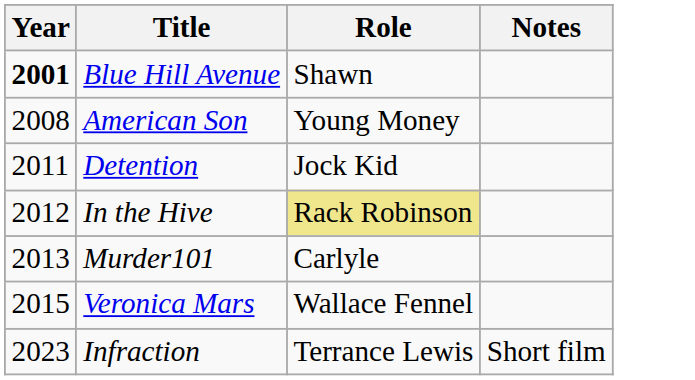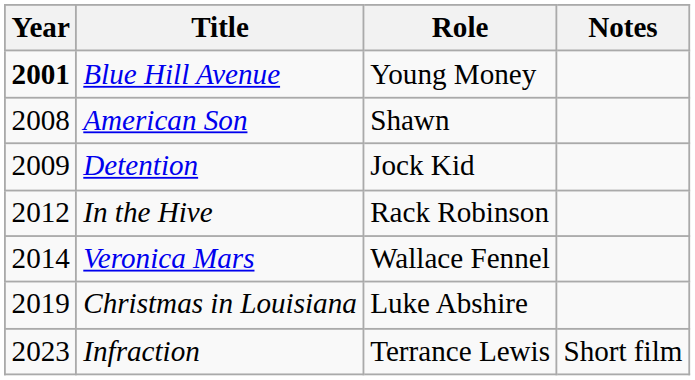(333, 73) Shawn -> (453, 73) Young Money
(377, 119) Young Money -> (410, 119) Shawn
(40, 166) 2011 -> (41, 166) 2009
(383, 212) khaki background -> (460, 212) no background
- row: (149, 258)
(41, 304) 2015 -> (41, 258) 2014
+ row: (220, 304)
